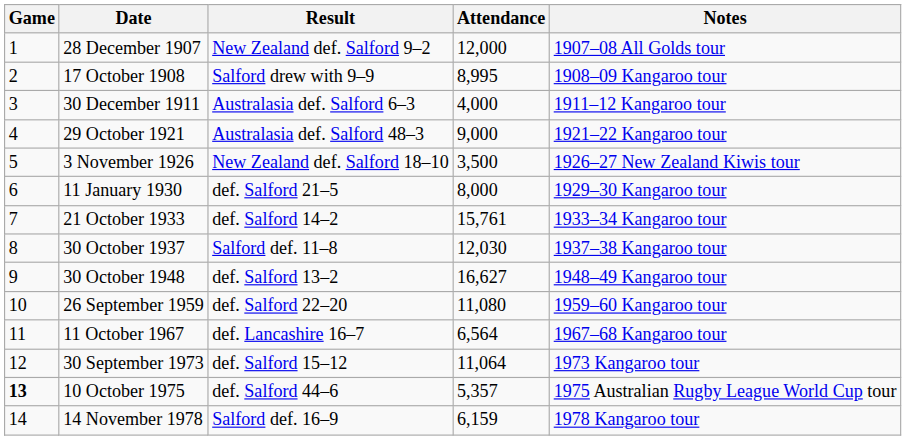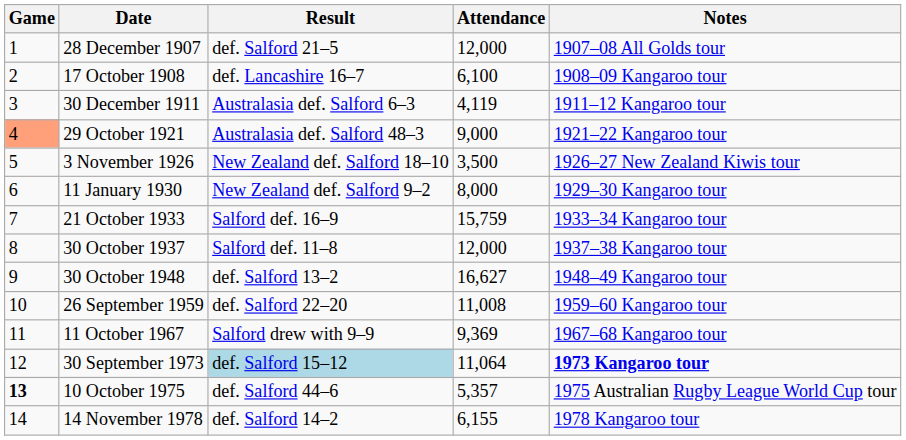(321, 47) New Zealand def. Salford 9–2 -> (275, 47) def. Salford 21–5
(293, 76) Salford drew with 9–9 -> (288, 76) def. Lancashire 16–7
(477, 76) 8,995 -> (477, 76) 6,100
(477, 104) 4,000 -> (477, 104) 4,119
(13, 133) no background -> (13, 133) lightsalmon background
(275, 190) def. Salford 21–5 -> (321, 190) New Zealand def. Salford 9–2
(275, 219) def. Salford 14–2 -> (275, 219) Salford def. 16–9
(482, 219) 15,761 -> (482, 219) 15,759
(482, 248) 12,030 -> (482, 248) 12,000
(482, 305) 11,080 -> (482, 305) 11,008
(288, 334) def. Lancashire 16–7 -> (293, 334) Salford drew with 9–9
(477, 334) 6,564 -> (477, 334) 9,369
(280, 362) no background -> (280, 362) lightblue background
(627, 362) normal -> (631, 362) bold
(275, 420) Salford def. 16–9 -> (275, 420) def. Salford 14–2
(477, 420) 6,159 -> (477, 420) 6,155
